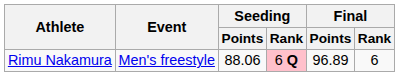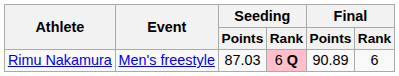(242, 60) 88.06 -> (242, 60) 87.03
(330, 60) 96.89 -> (330, 60) 90.89
